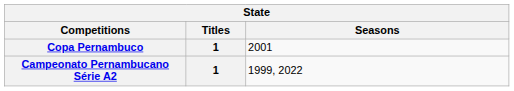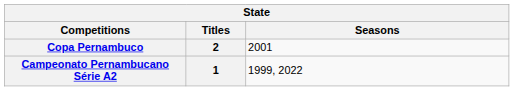(216, 47) 1 -> (216, 47) 2
